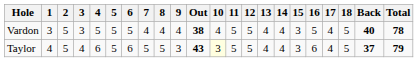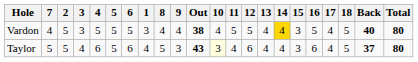columns swapped: (49, 13) <-> (146, 13)
(282, 30) no background -> (282, 30) gold background
(398, 30) 78 -> (398, 30) 80
(234, 48) 5 -> (234, 48) 4
(250, 48) 5 -> (250, 48) 6
(398, 48) 79 -> (398, 48) 80
